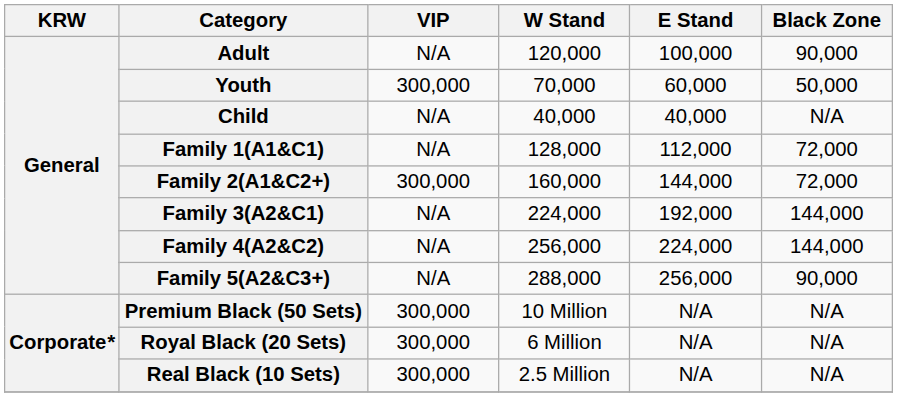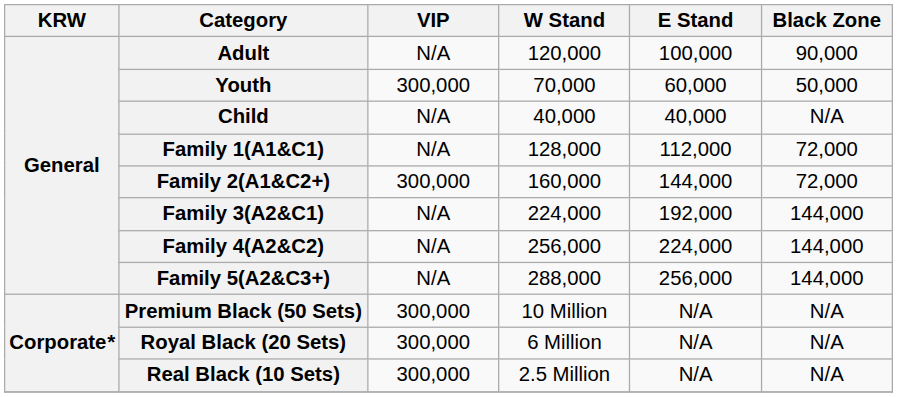(827, 278) 90,000 -> (827, 278) 144,000
